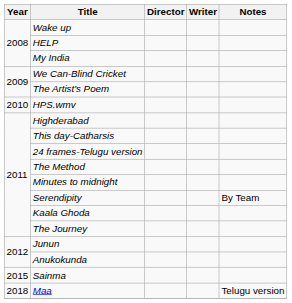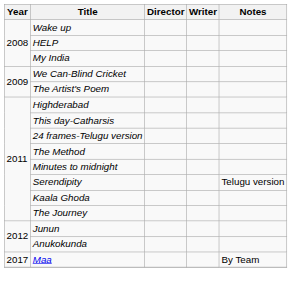- row: (54, 105)
(240, 197) By Team -> (253, 182) Telugu version
- row: (49, 275)
(17, 290) 2018 -> (17, 259) 2017
(253, 290) Telugu version -> (240, 259) By Team
